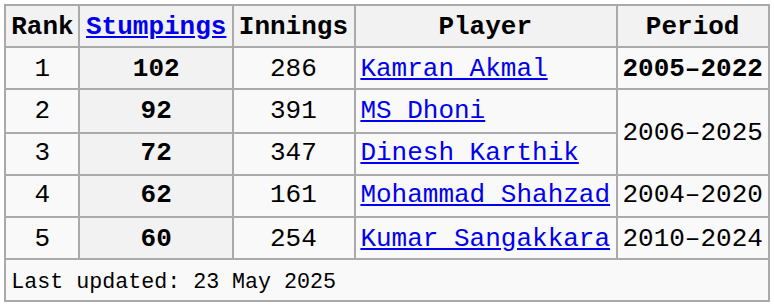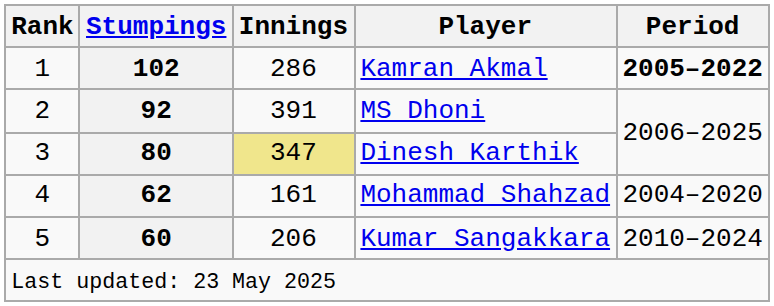(156, 153) 72 -> (156, 153) 80
(293, 153) no background -> (293, 153) khaki background
(293, 238) 254 -> (293, 238) 206
